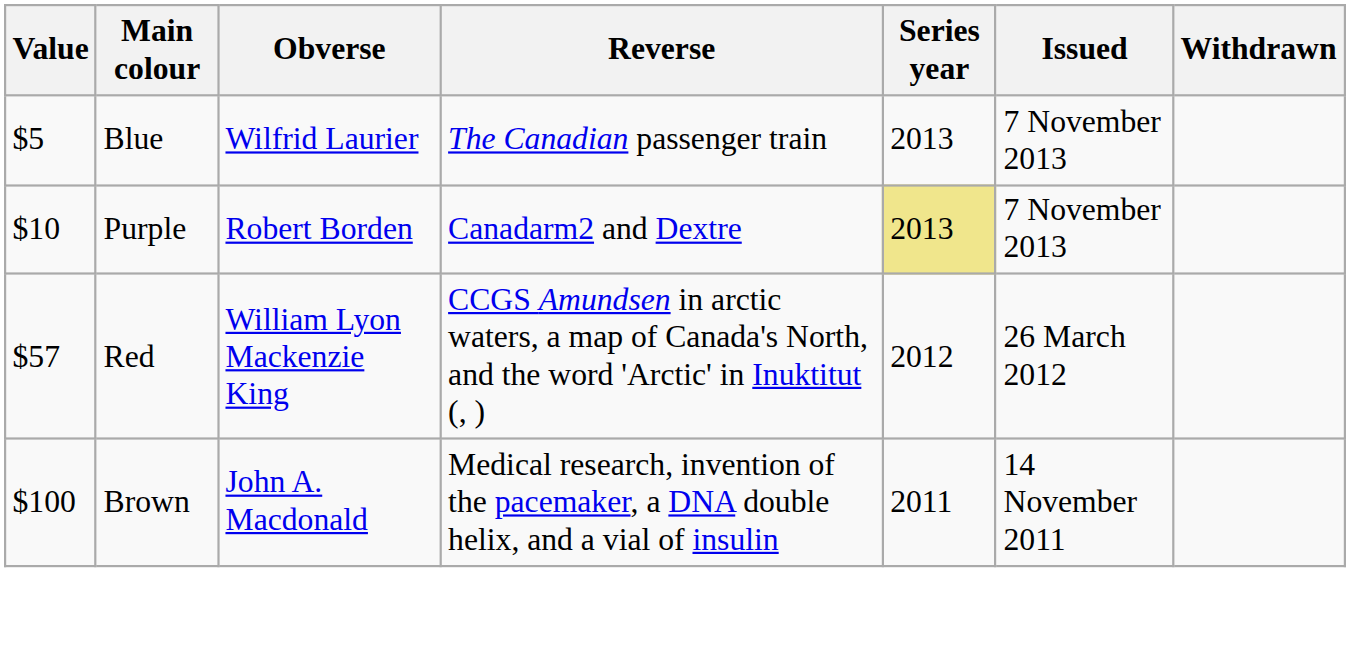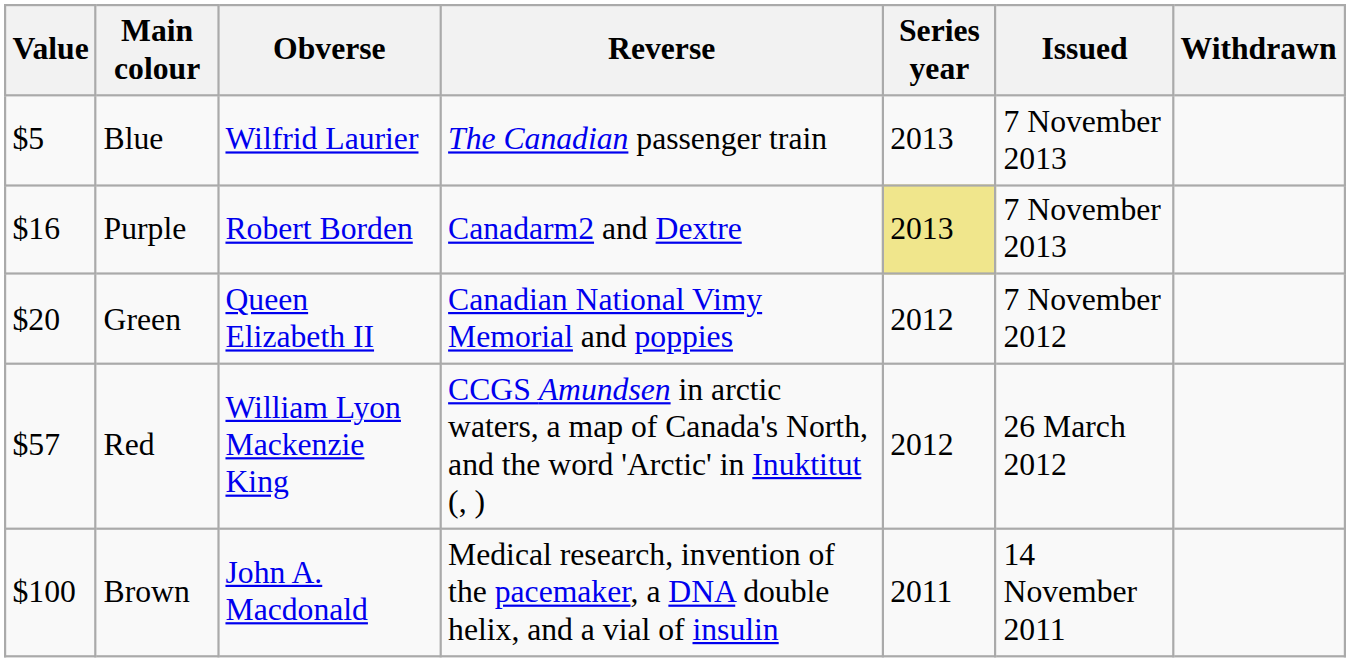(36, 229) $10 -> (36, 229) $16
+ row: (142, 318)
